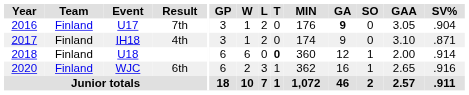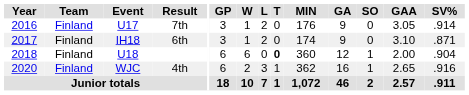(343, 25) bold -> (343, 25) normal
(445, 25) .904 -> (445, 25) .914
(180, 40) 4th -> (180, 40) 6th
(445, 54) .914 -> (445, 54) .904
(180, 68) 6th -> (180, 68) 4th
